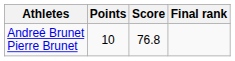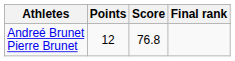(108, 40) 10 -> (108, 40) 12
